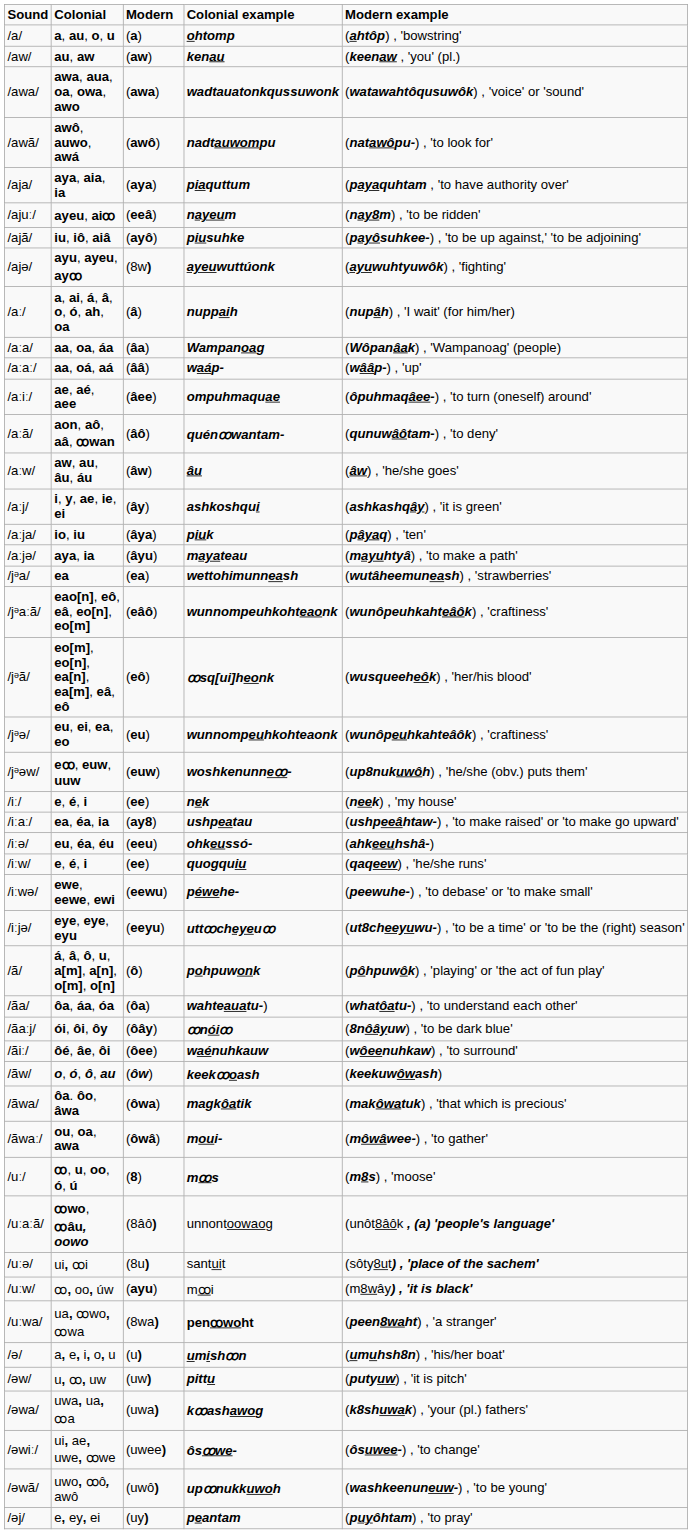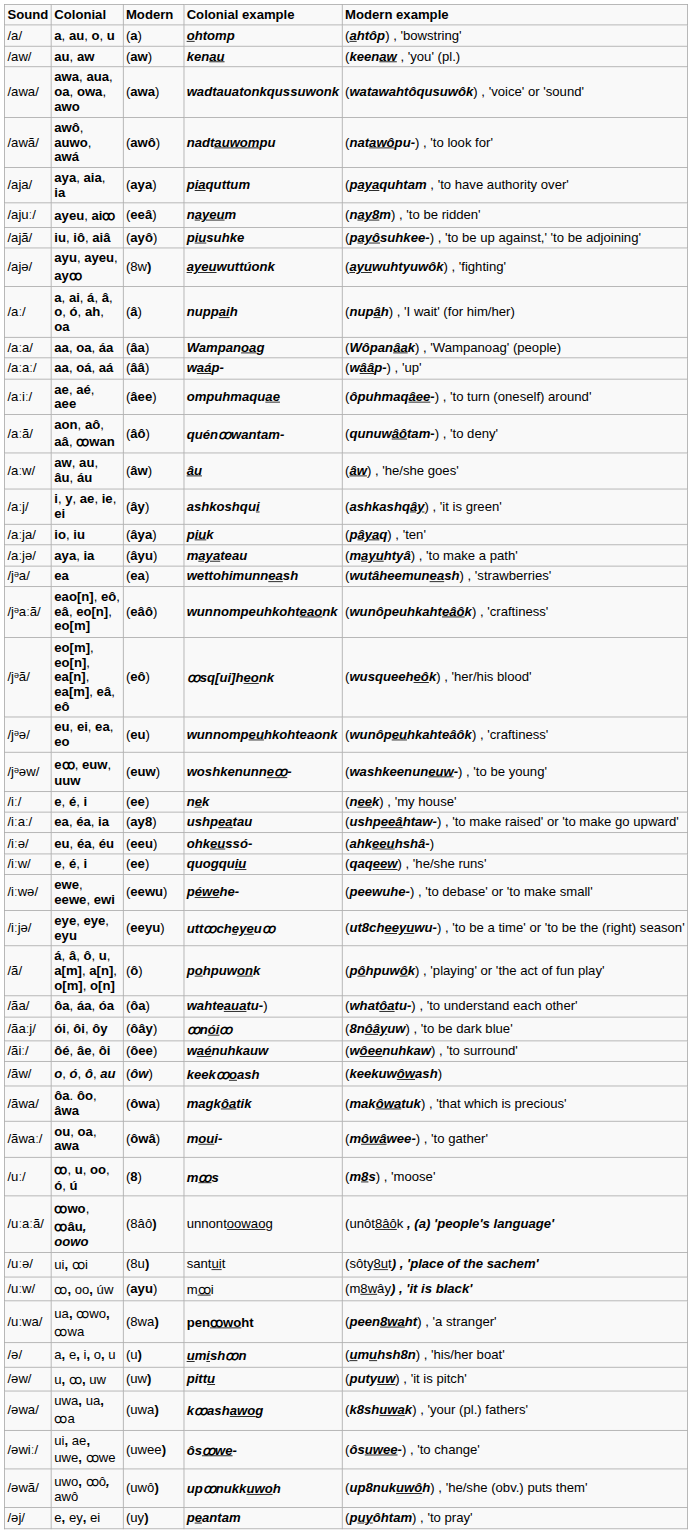(466, 771) (up8nukuwôh) , 'he/she (obv.) puts them' -> (446, 771) (washkeenuneuw-) , 'to be young'
(446, 1488) (washkeenuneuw-) , 'to be young' -> (466, 1488) (up8nukuwôh) , 'he/she (obv.) puts them'
